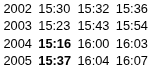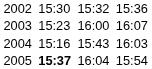(93, 26) 15:43 -> (93, 26) 16:00
(132, 26) 15:54 -> (132, 26) 16:07
(55, 43) bold -> (54, 43) normal
(93, 43) 16:00 -> (93, 43) 15:43
(132, 61) 16:07 -> (132, 61) 15:54
